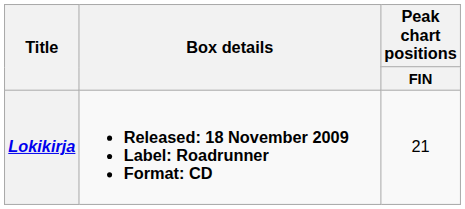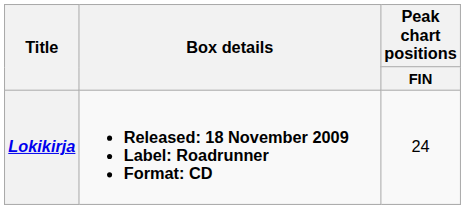(420, 147) 21 -> (420, 147) 24
